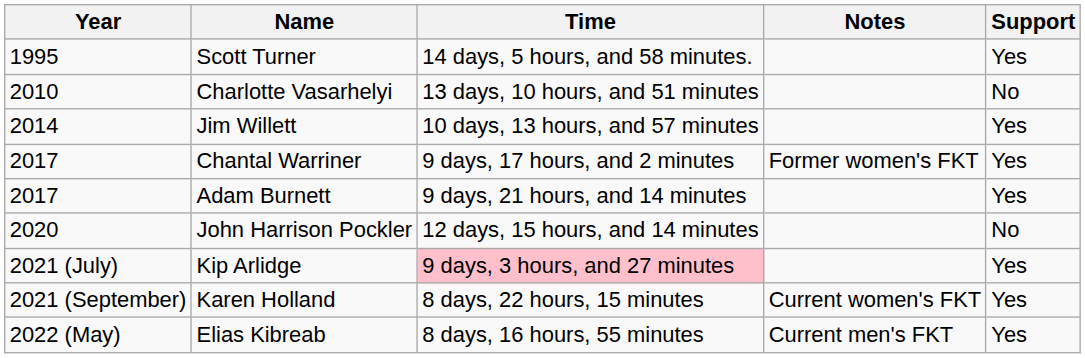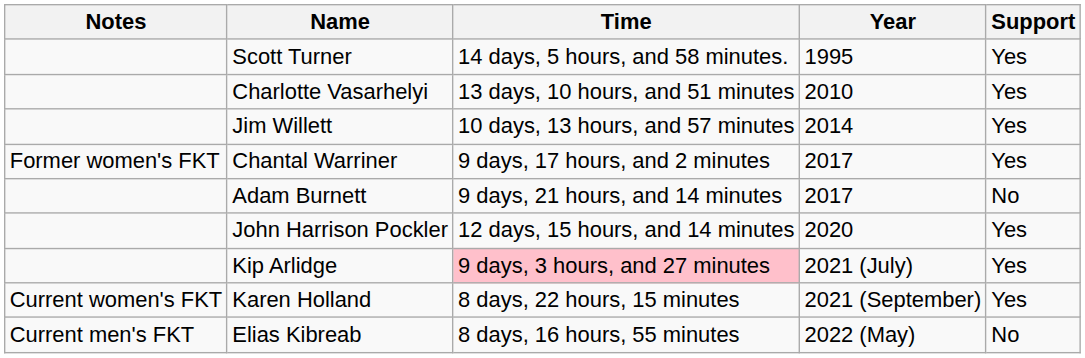columns swapped: (98, 21) <-> (875, 21)
(1005, 91) No -> (1009, 91) Yes
(1009, 195) Yes -> (1005, 195) No
(1005, 230) No -> (1009, 230) Yes
(1009, 334) Yes -> (1005, 334) No
